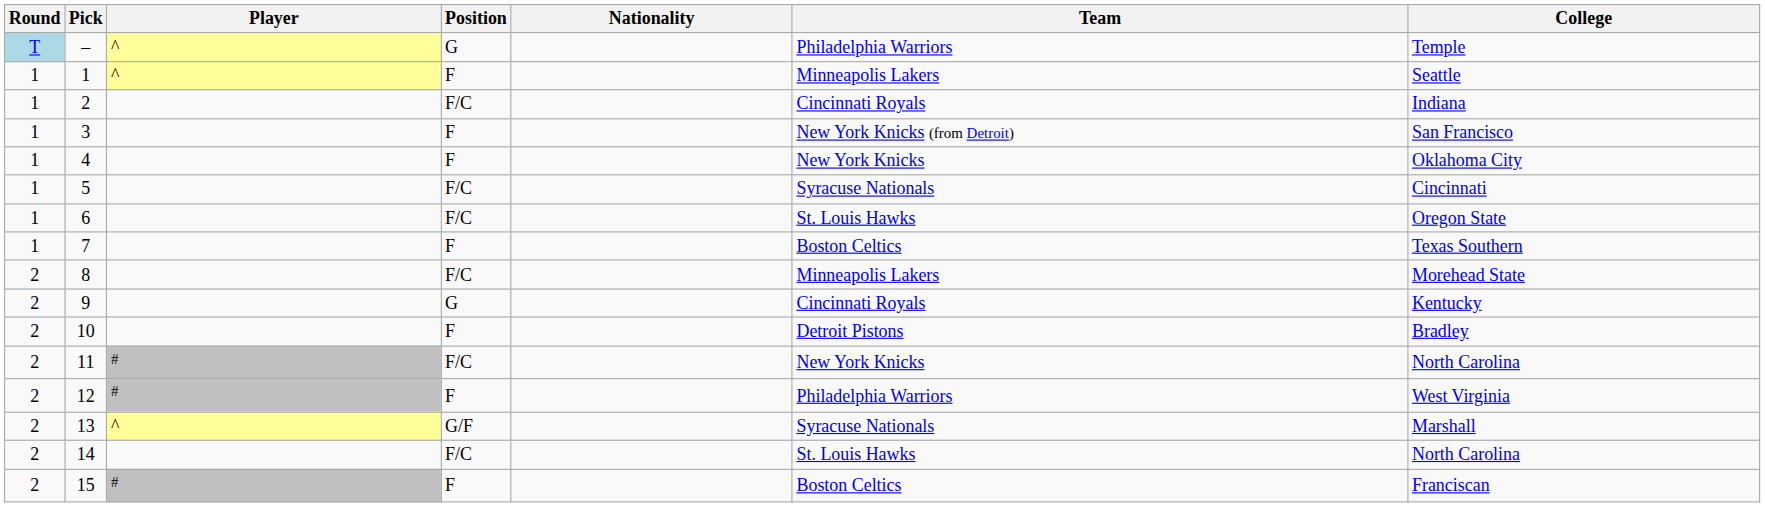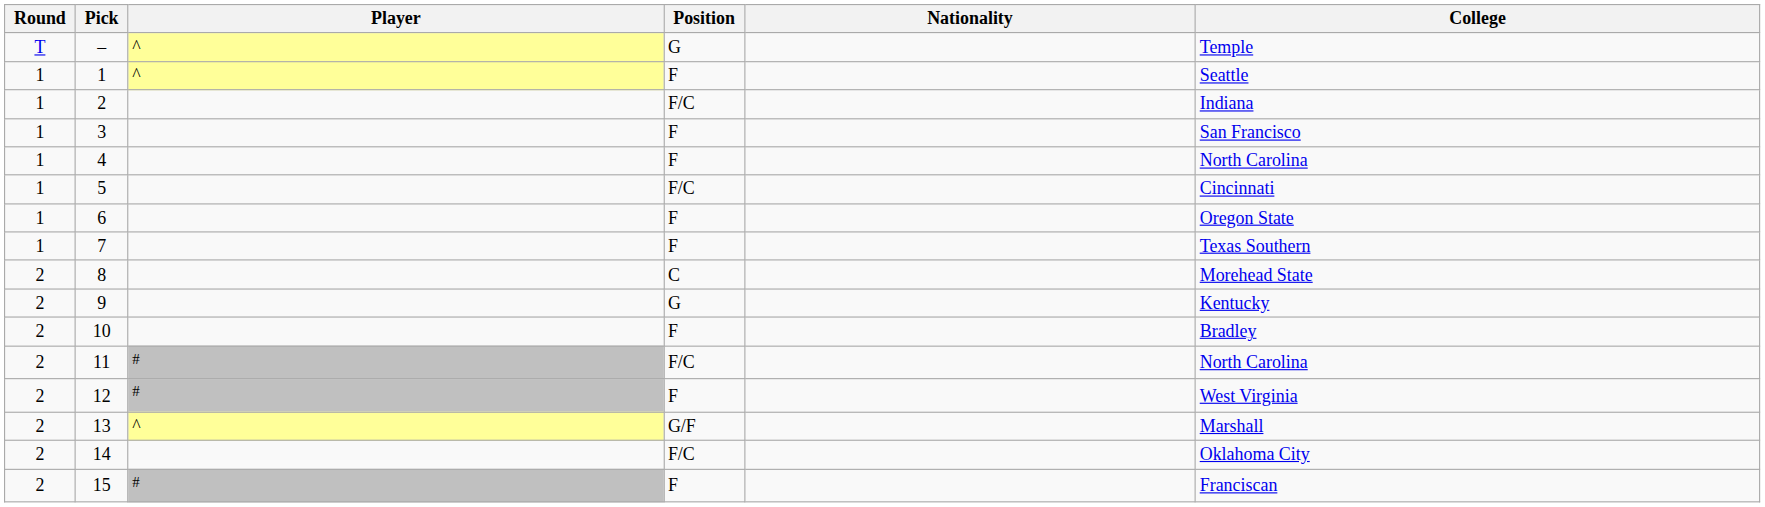- column: (1100, 18)
(35, 47) lightblue background -> (40, 47) no background
(1467, 160) Oklahoma City -> (1254, 160) North Carolina
(459, 217) F/C -> (673, 217) F
(459, 274) F/C -> (674, 274) C
(1466, 454) North Carolina -> (1255, 454) Oklahoma City
